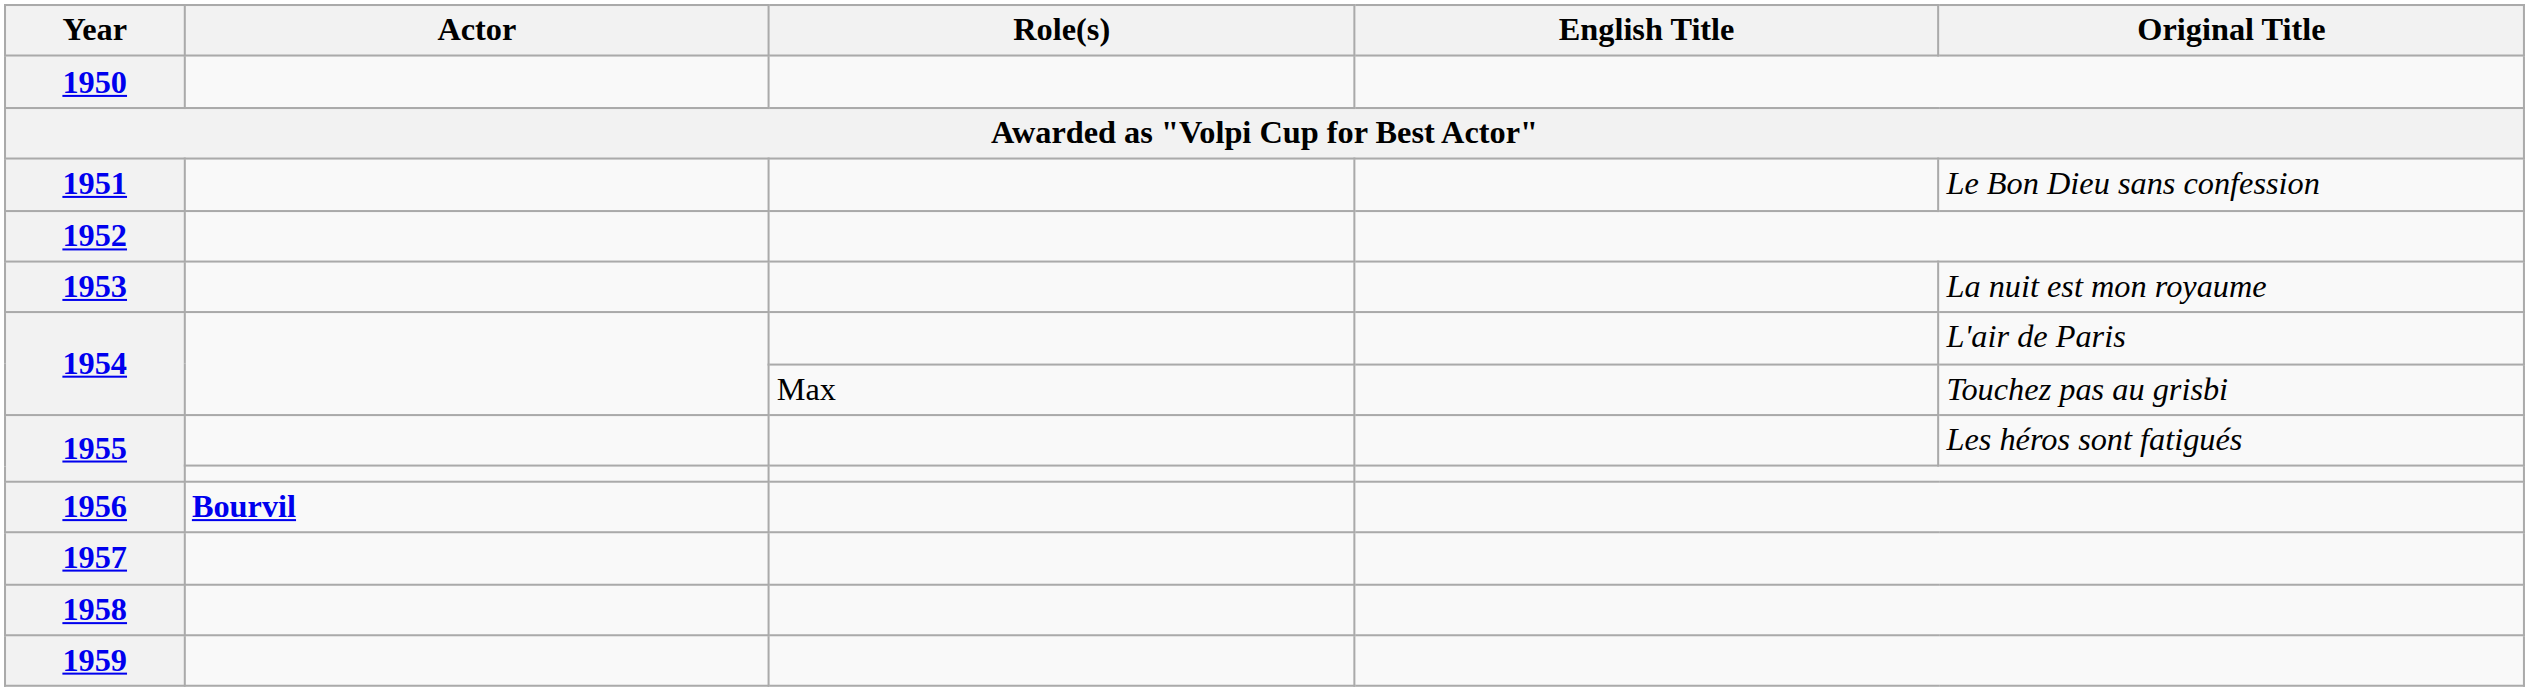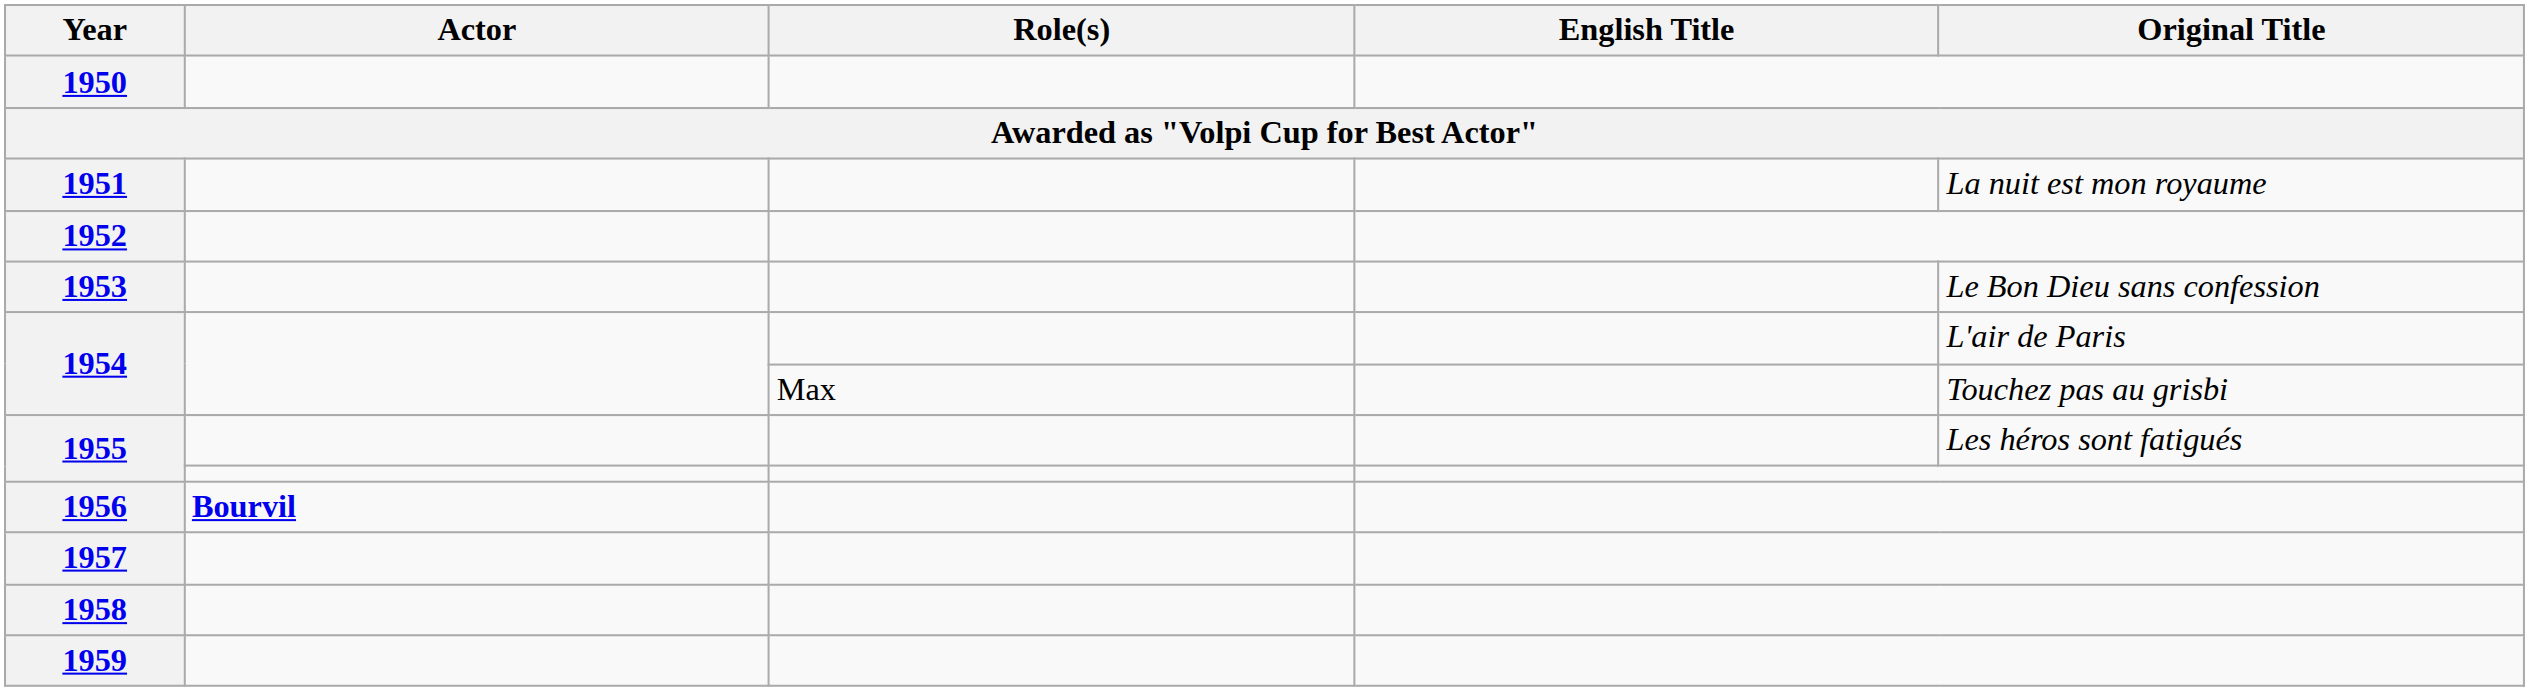(2133, 183) Le Bon Dieu sans confession -> (2107, 183) La nuit est mon royaume
(2107, 286) La nuit est mon royaume -> (2133, 286) Le Bon Dieu sans confession
